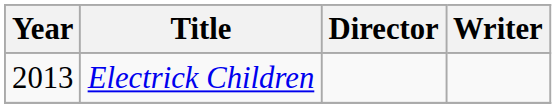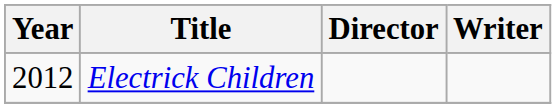(43, 77) 2013 -> (43, 77) 2012
